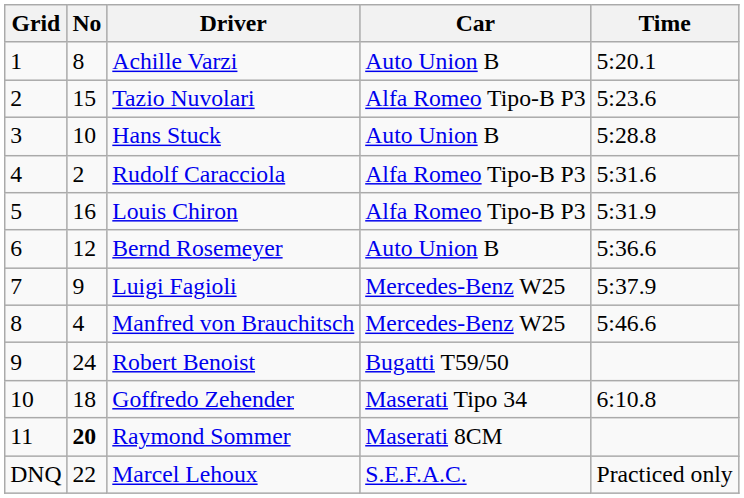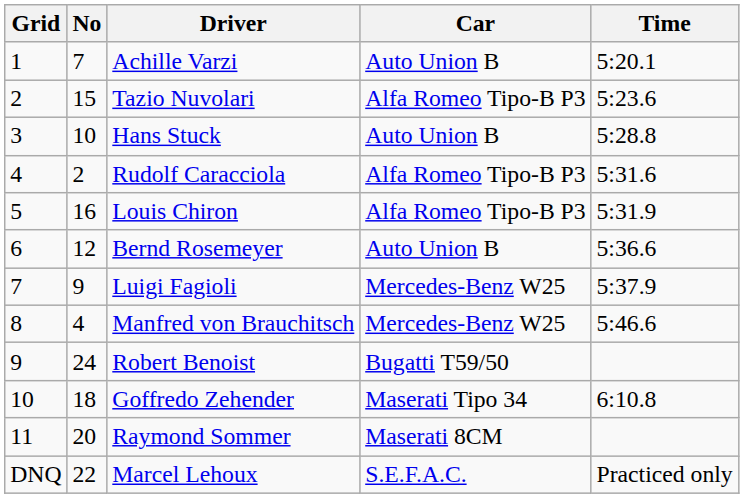(78, 60) 8 -> (78, 60) 7
(84, 436) bold -> (84, 436) normal
